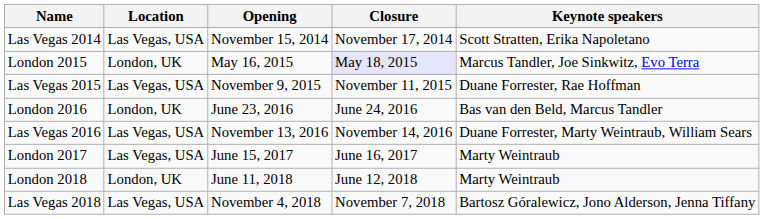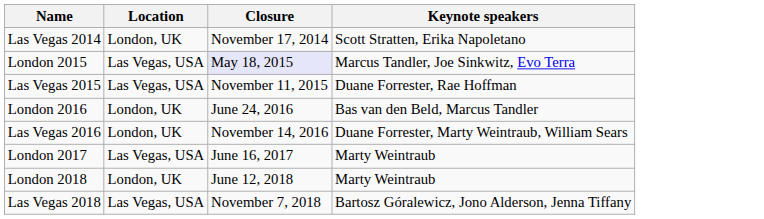- column: (270, 16)
(156, 39) Las Vegas, USA -> (145, 39) London, UK
(145, 62) London, UK -> (156, 62) Las Vegas, USA
(156, 132) Las Vegas, USA -> (145, 132) London, UK
